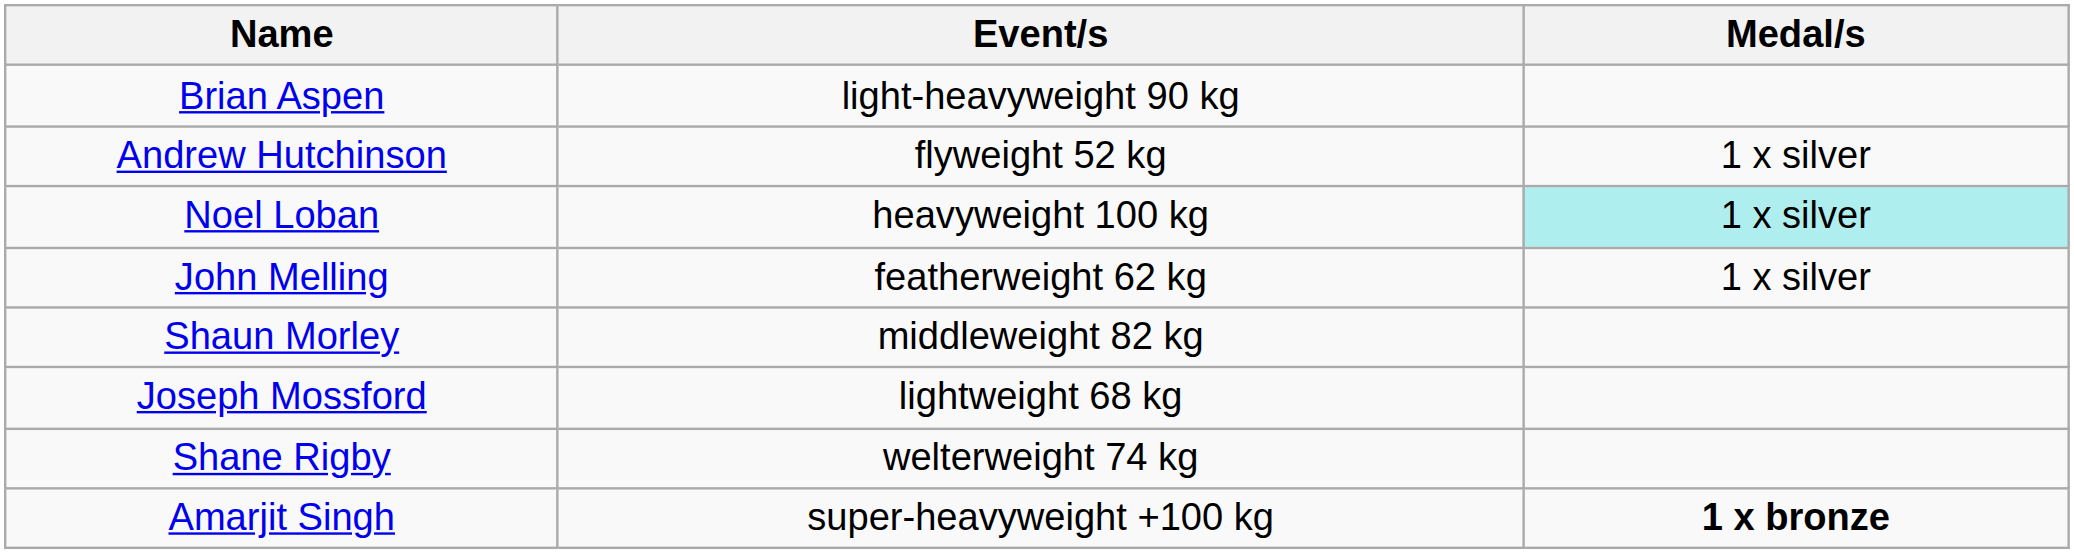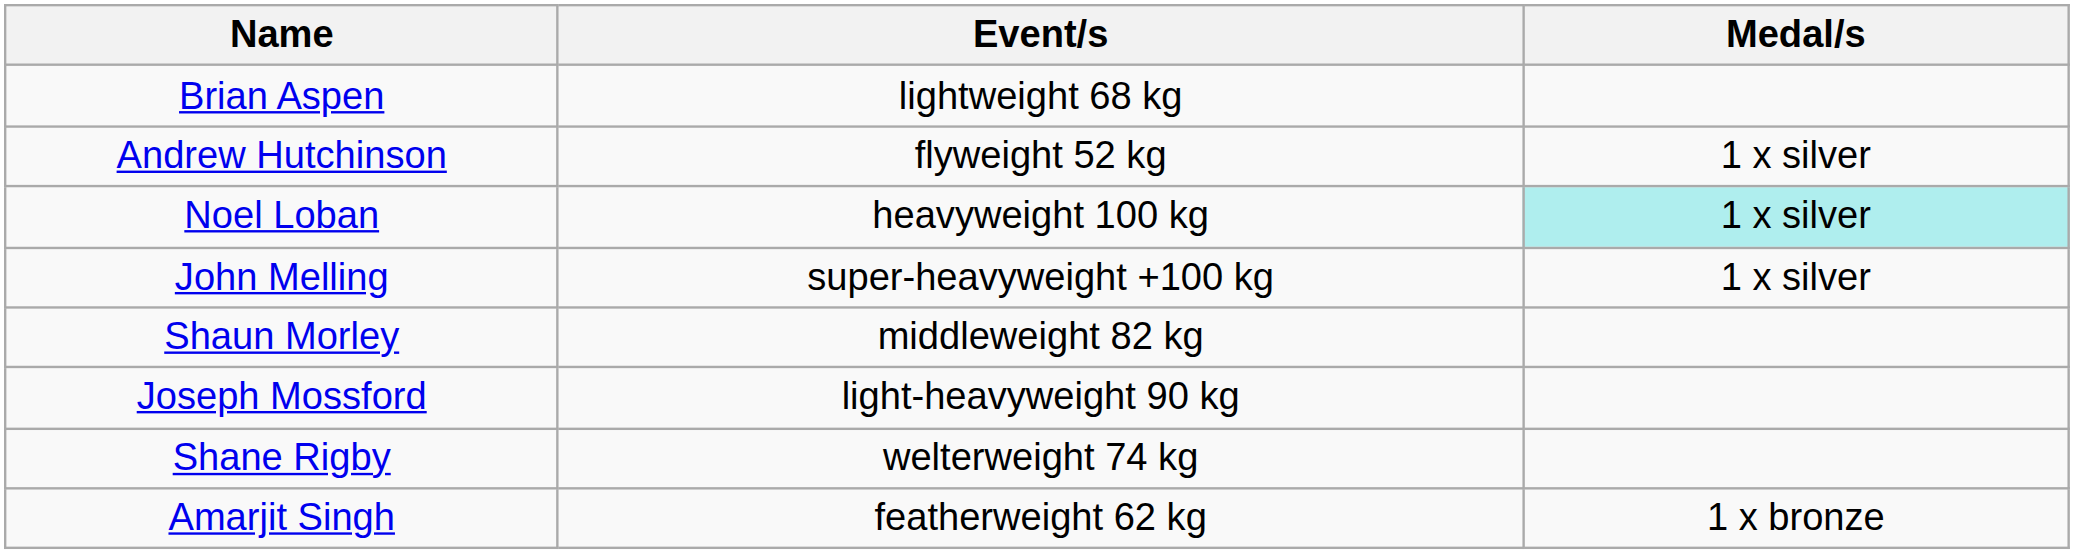(1041, 95) light-heavyweight 90 kg -> (1041, 95) lightweight 68 kg
(1041, 276) featherweight 62 kg -> (1041, 276) super-heavyweight +100 kg
(1041, 397) lightweight 68 kg -> (1041, 397) light-heavyweight 90 kg
(1041, 517) super-heavyweight +100 kg -> (1041, 517) featherweight 62 kg
(1796, 517) bold -> (1796, 517) normal
